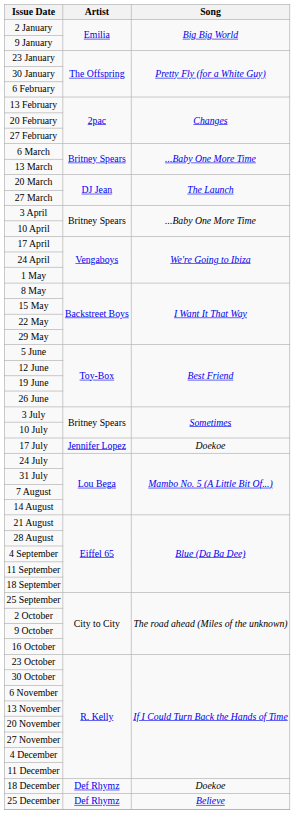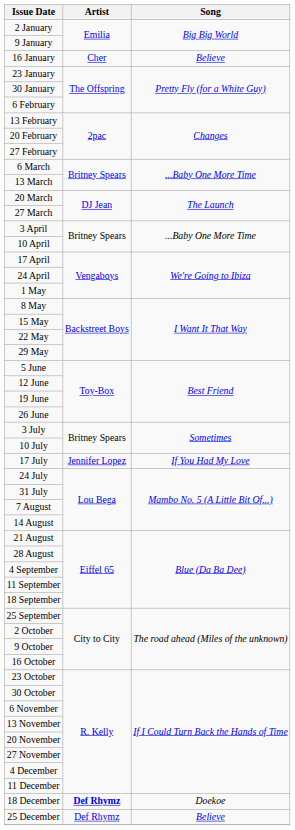+ row: (34, 58)
(210, 445) Doekoe -> (210, 461) If You Had My Love
(97, 786) normal -> (97, 801) bold
